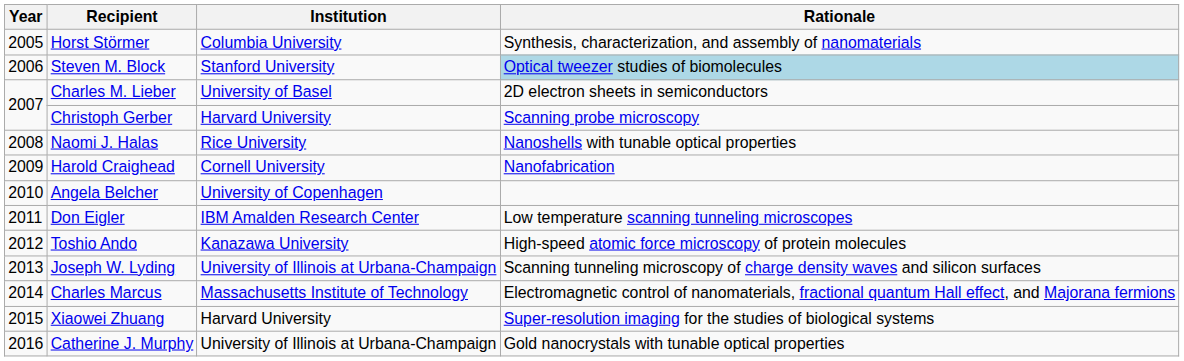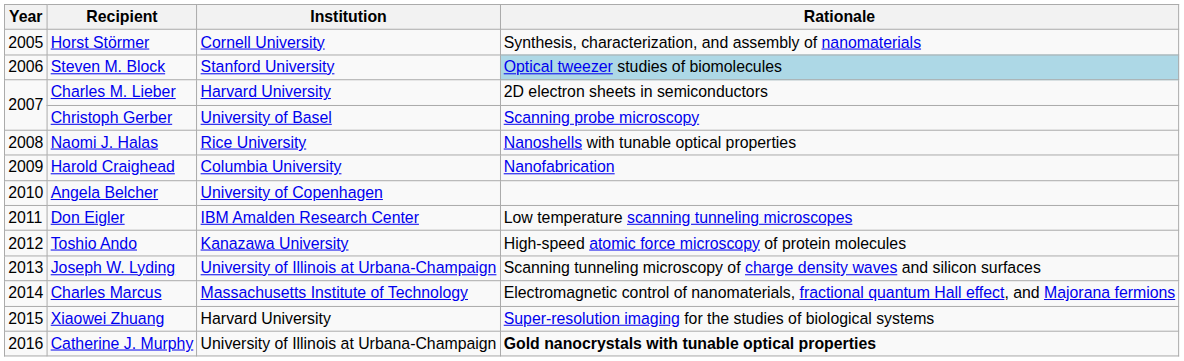(271, 42) Columbia University -> (263, 42) Cornell University
(266, 92) University of Basel -> (266, 92) Harvard University
(266, 117) Harvard University -> (266, 117) University of Basel
(263, 167) Cornell University -> (271, 167) Columbia University
(674, 343) normal -> (690, 343) bold
